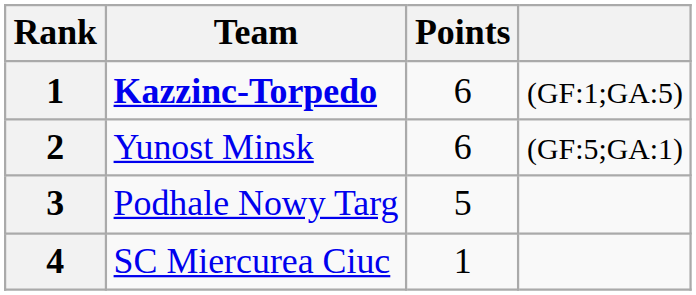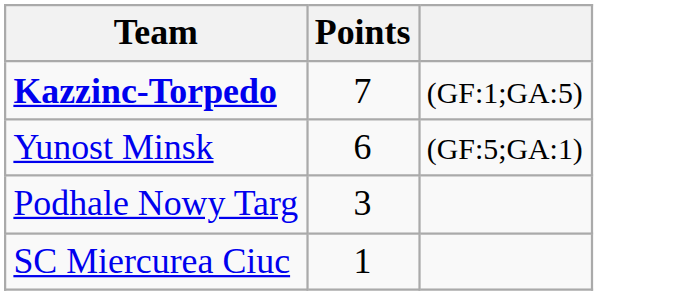- column: (55, 32)
(463, 89) 6 -> (363, 89) 7
(463, 203) 5 -> (363, 203) 3
